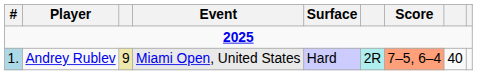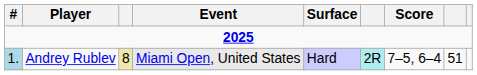(126, 59) 9 -> (126, 59) 8
(414, 59) lightsalmon background -> (414, 59) no background
(455, 59) 40 -> (455, 59) 51
